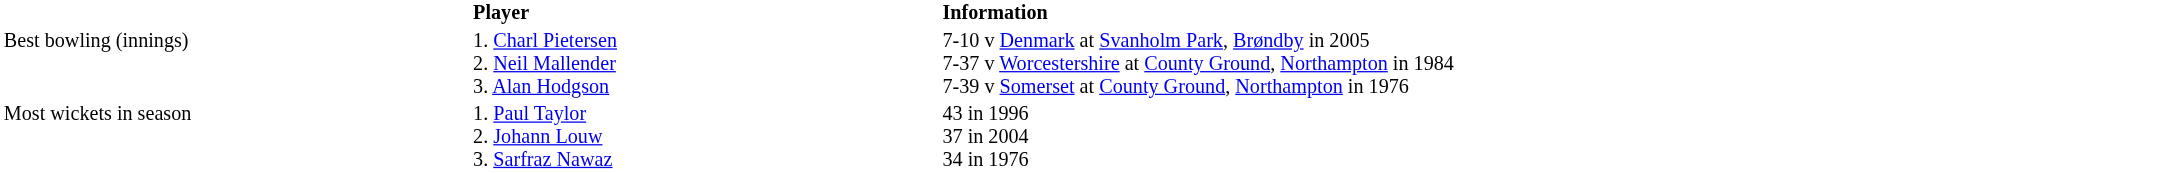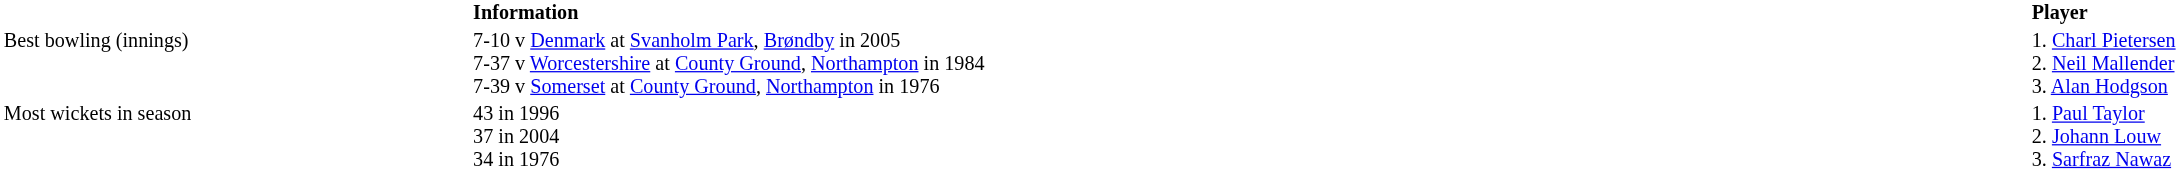columns swapped: (501, 12) <-> (995, 12)
